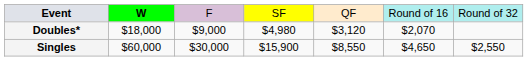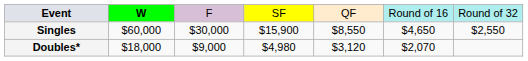rows swapped: (56, 48) <-> (56, 31)
